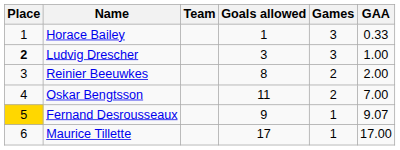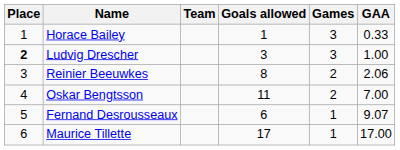(376, 74) 2.00 -> (376, 74) 2.06
(24, 114) gold background -> (24, 114) no background
(264, 114) 9 -> (264, 114) 6
